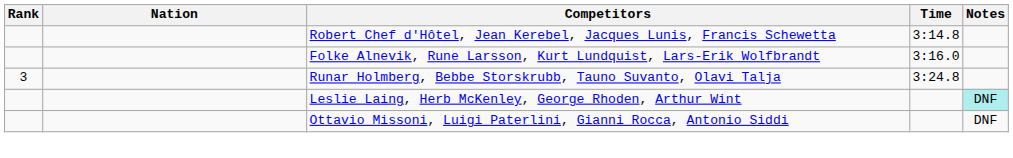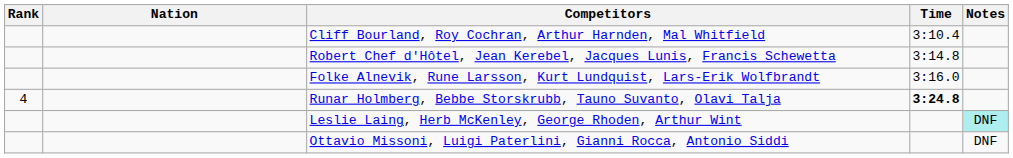+ row: (537, 37)
(23, 79) 3 -> (23, 100) 4
(936, 79) normal -> (936, 100) bold
